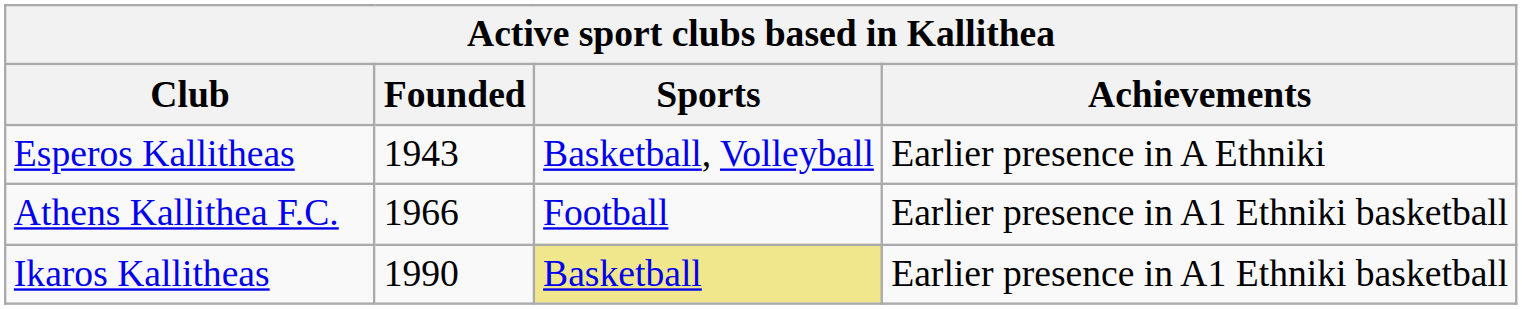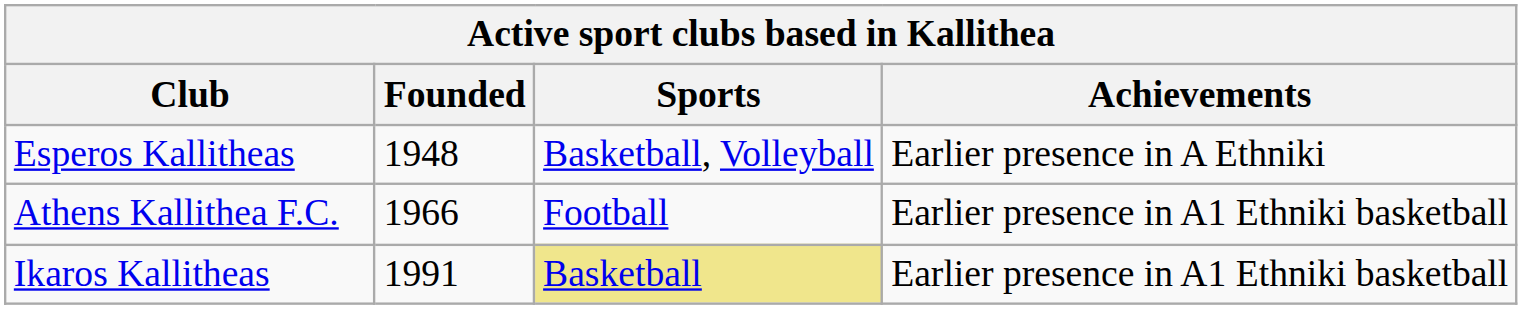(421, 153) 1943 -> (421, 153) 1948
(421, 272) 1990 -> (421, 272) 1991
